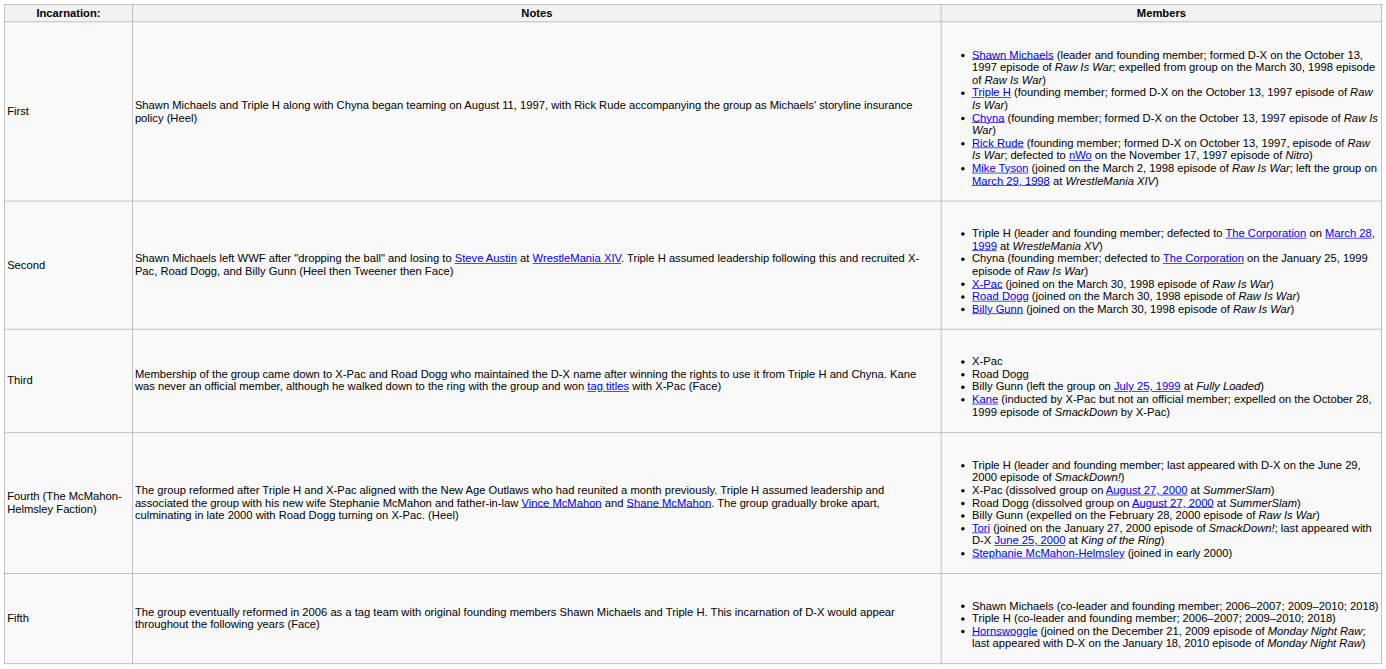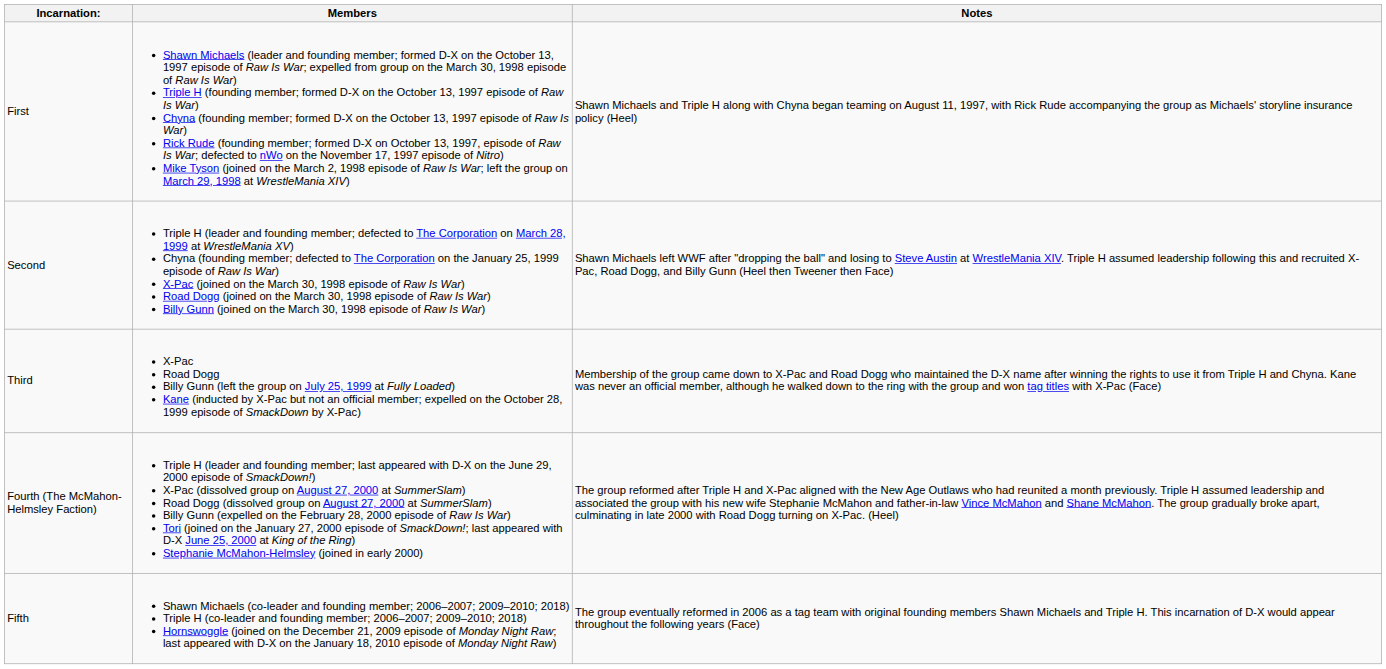columns swapped: (537, 13) <-> (1161, 13)
